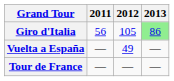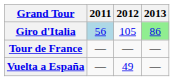(100, 31) no background -> (100, 31) lightblue background
rows swapped: (46, 66) <-> (46, 48)
